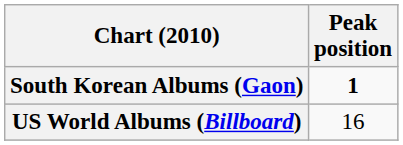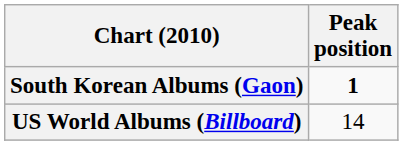(353, 121) 16 -> (353, 121) 14
